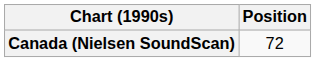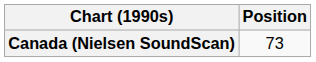(275, 43) 72 -> (275, 43) 73
